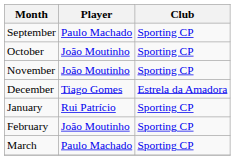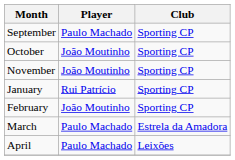- row: (30, 89)
(166, 145) Sporting CP -> (182, 126) Estrela da Amadora
+ row: (19, 145)
